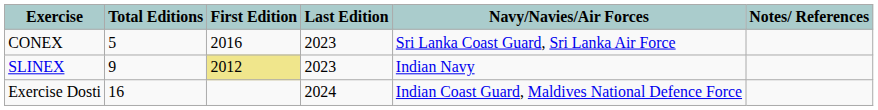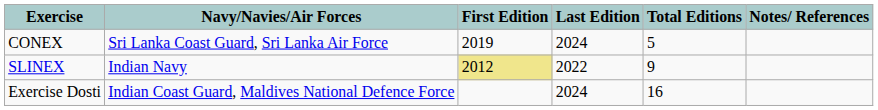columns swapped: (569, 17) <-> (156, 17)
(226, 42) 2016 -> (478, 42) 2019
(320, 42) 2023 -> (572, 42) 2024
(320, 67) 2023 -> (572, 67) 2022
